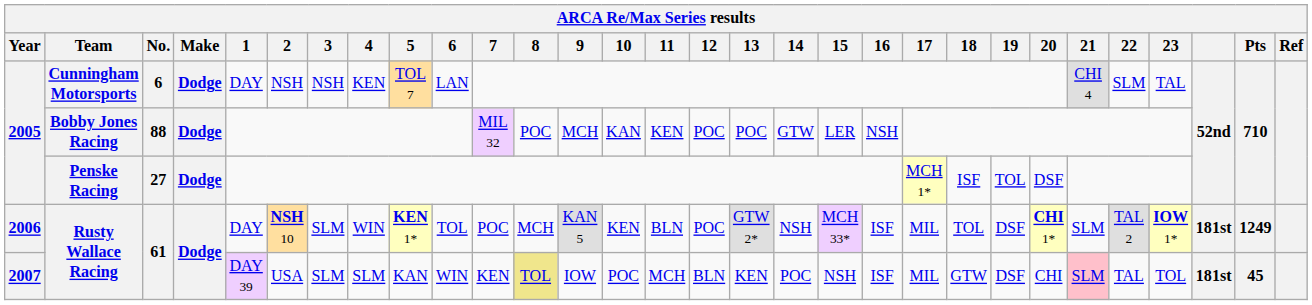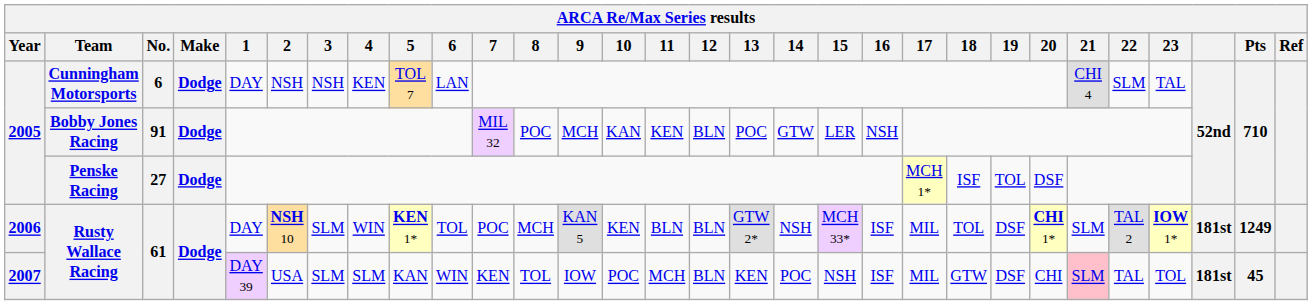(158, 132) 88 -> (158, 132) 91
(709, 132) POC -> (709, 132) BLN
(709, 228) POC -> (709, 228) BLN
(536, 275) khaki background -> (536, 275) no background
